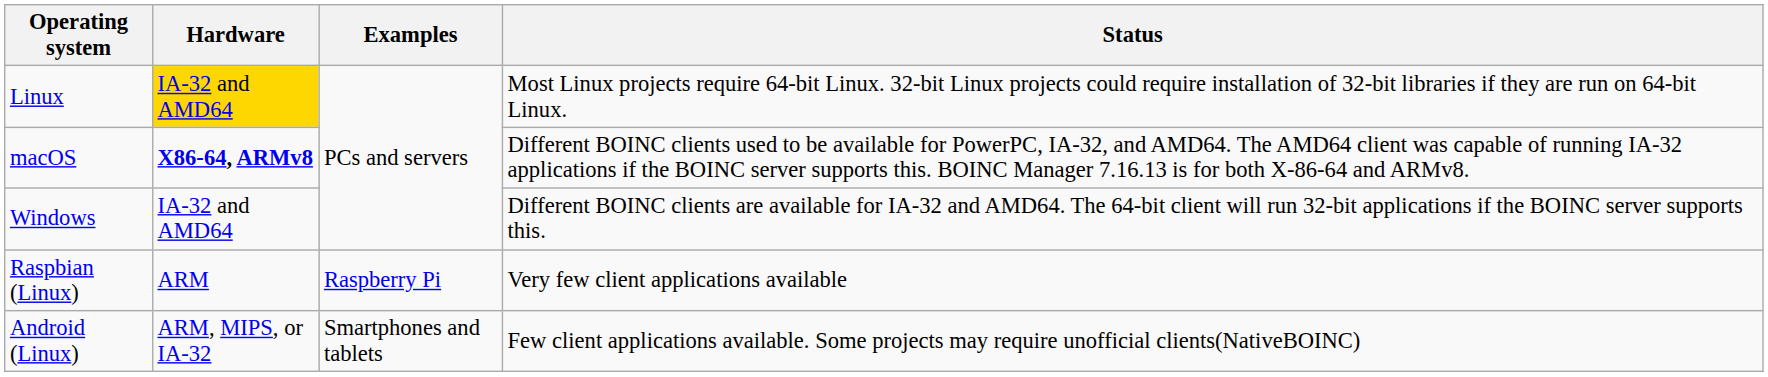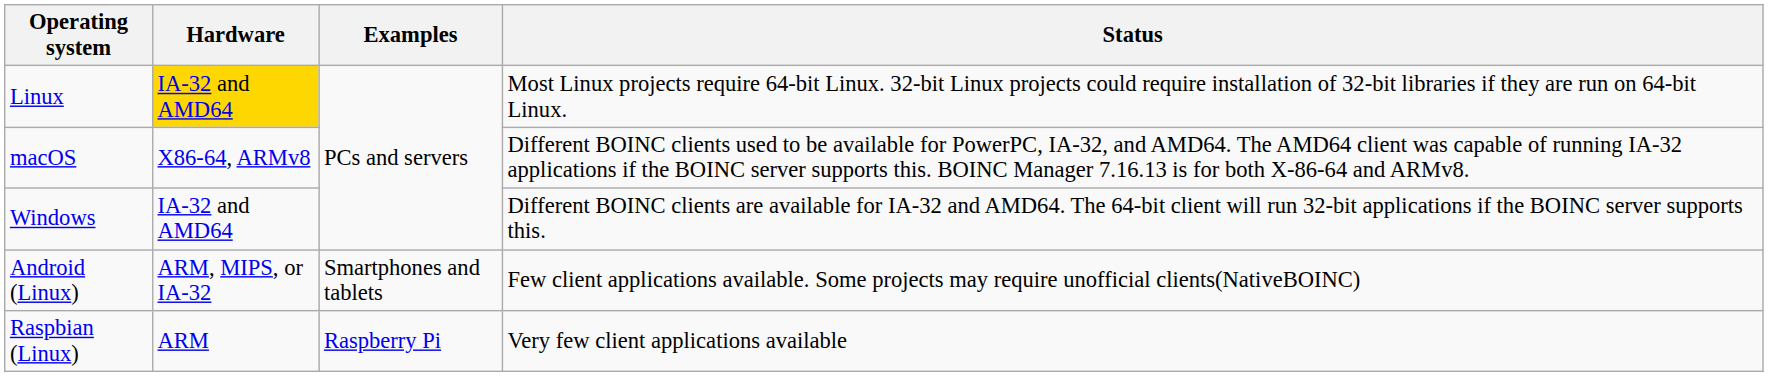(235, 157) bold -> (234, 157) normal
rows swapped: (52, 279) <-> (48, 340)
